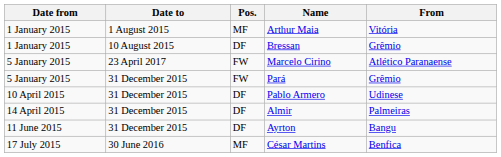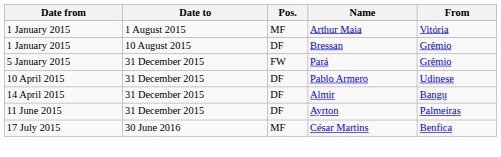- row: (299, 62)
(389, 111) Palmeiras -> (433, 95) Bangu
(382, 128) Bangu -> (440, 111) Palmeiras
